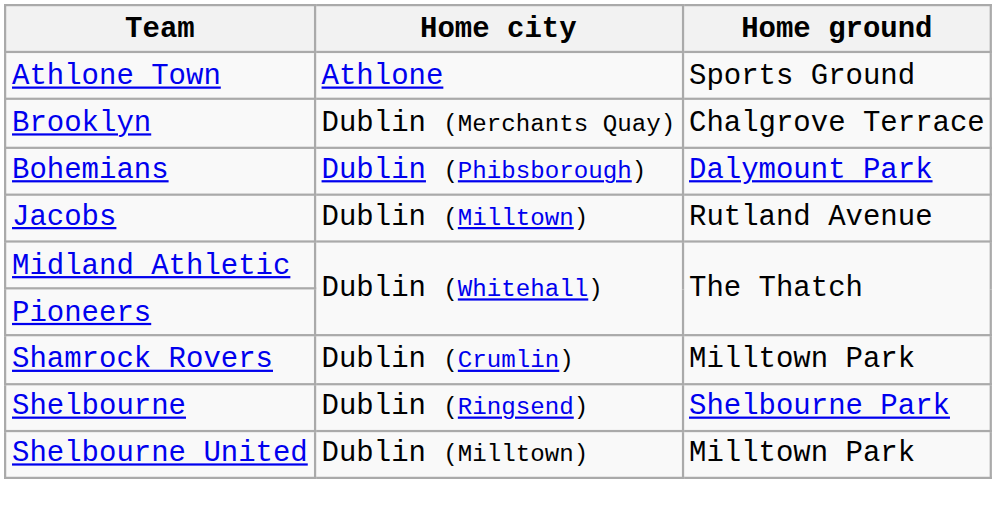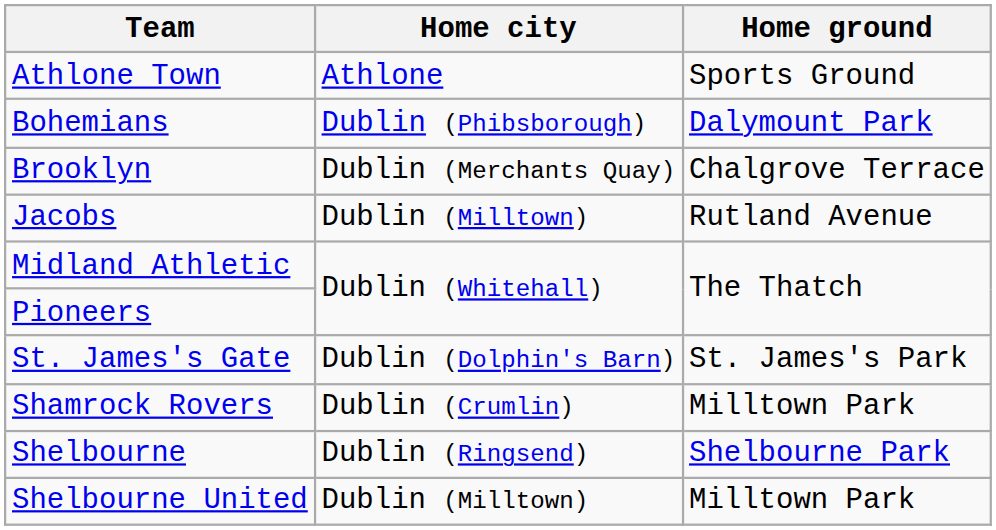rows swapped: (90, 170) <-> (82, 123)
+ row: (151, 359)
